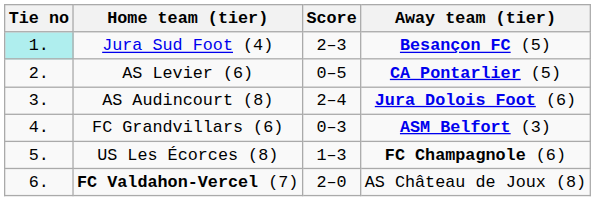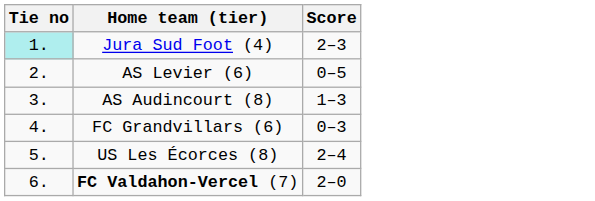- column: (475, 18)
(332, 100) 2–4 -> (332, 100) 1–3
(332, 155) 1–3 -> (332, 155) 2–4
